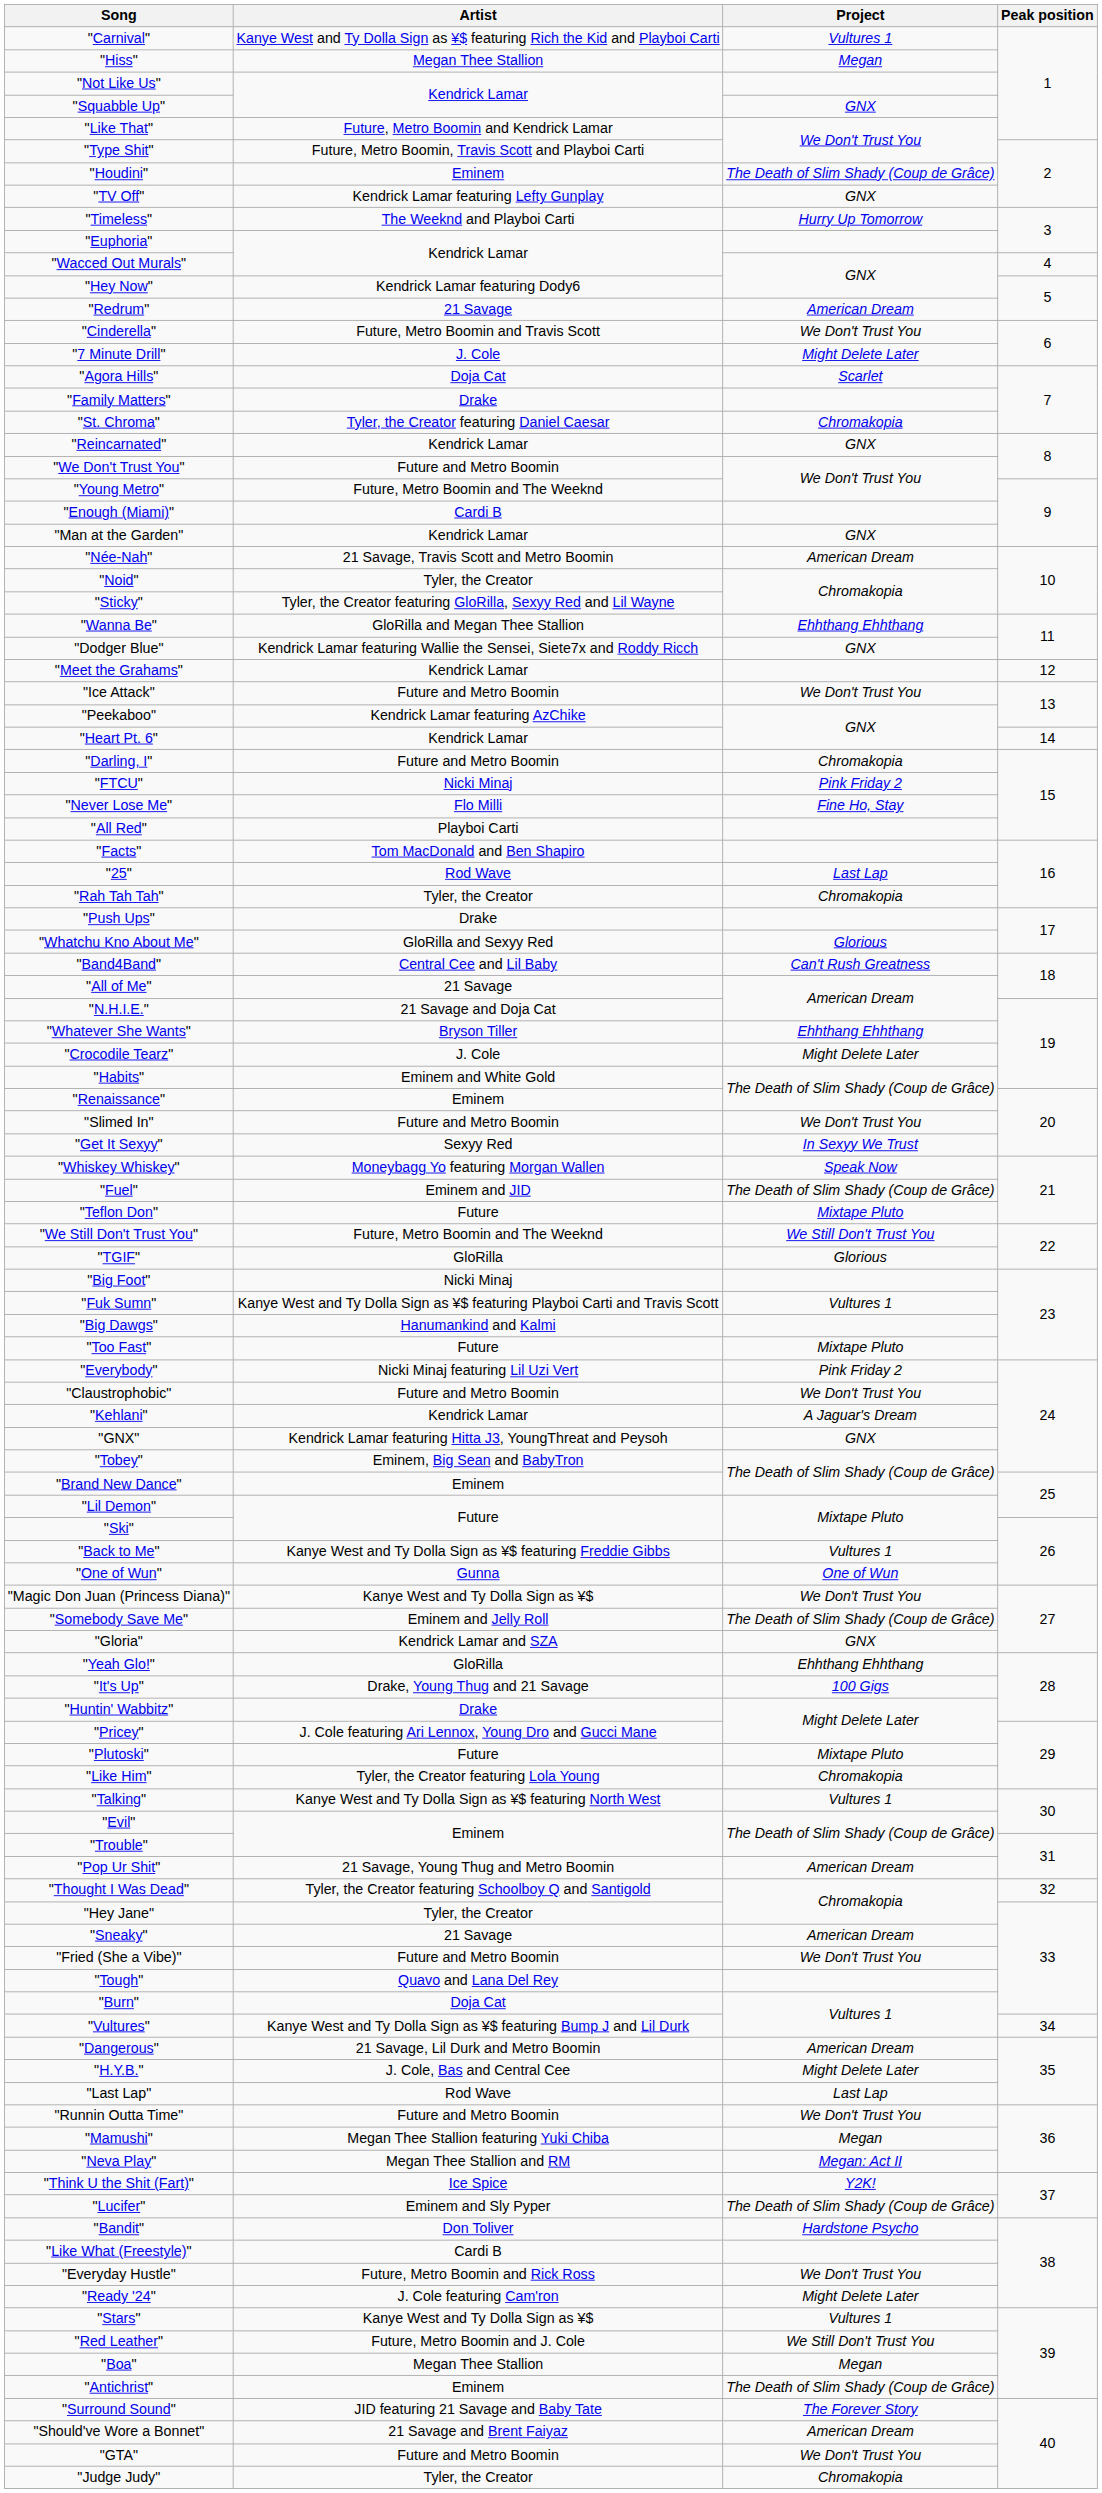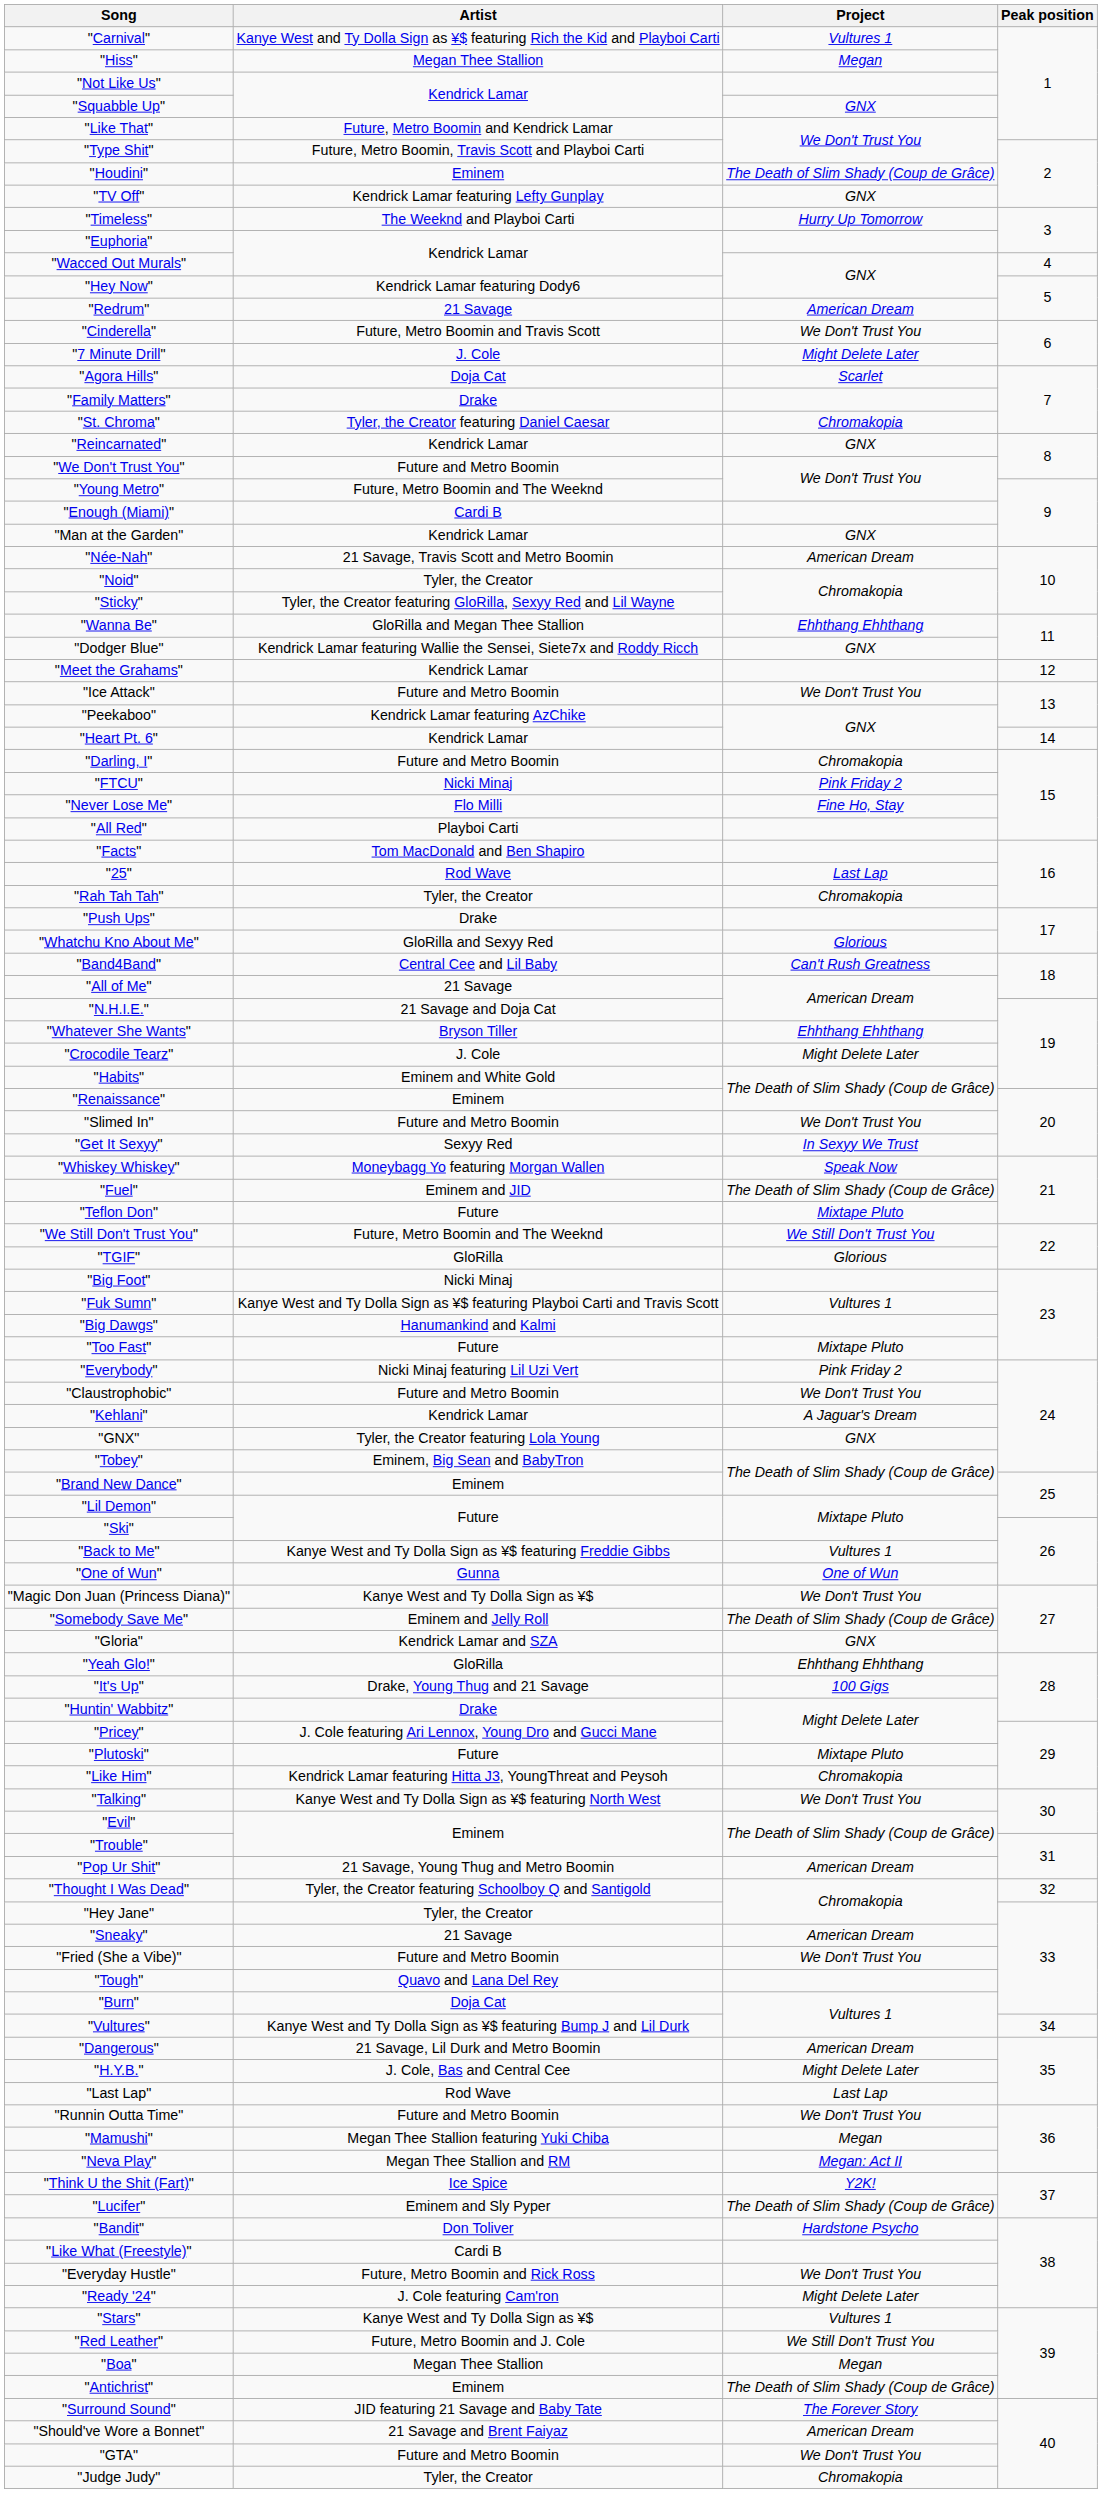(478, 1438) Kendrick Lamar featuring Hitta J3, YoungThreat and Peysoh -> (478, 1438) Tyler, the Creator featuring Lola Young
(478, 1777) Tyler, the Creator featuring Lola Young -> (478, 1777) Kendrick Lamar featuring Hitta J3, YoungThreat and Peysoh
(860, 1799) Vultures 1 -> (860, 1799) We Don't Trust You
